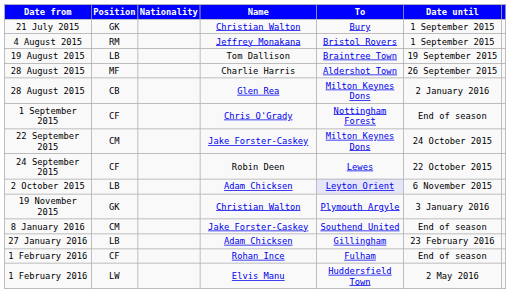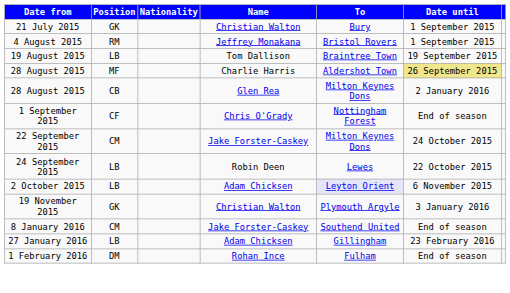(452, 70) no background -> (452, 70) khaki background
(114, 166) CF -> (114, 166) LB
(114, 256) CF -> (114, 256) DM
- row: (48, 276)
